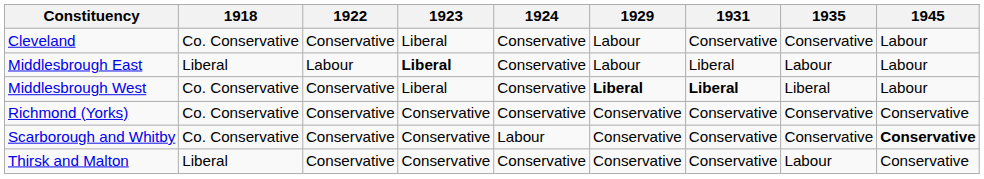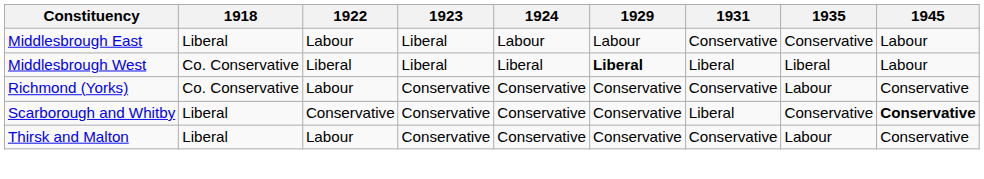- row: (42, 40)
(427, 64) bold -> (424, 40) normal
(542, 64) Conservative -> (521, 40) Labour
(712, 64) Liberal -> (733, 40) Conservative
(808, 64) Labour -> (829, 40) Conservative
(350, 88) Conservative -> (329, 64) Liberal
(542, 88) Conservative -> (520, 64) Liberal
(714, 88) bold -> (712, 64) normal
(350, 112) Conservative -> (330, 88) Labour
(829, 112) Conservative -> (808, 88) Labour
(241, 137) Co. Conservative -> (205, 112) Liberal
(521, 137) Labour -> (542, 112) Conservative
(733, 137) Conservative -> (712, 112) Liberal
(350, 161) Conservative -> (330, 137) Labour
